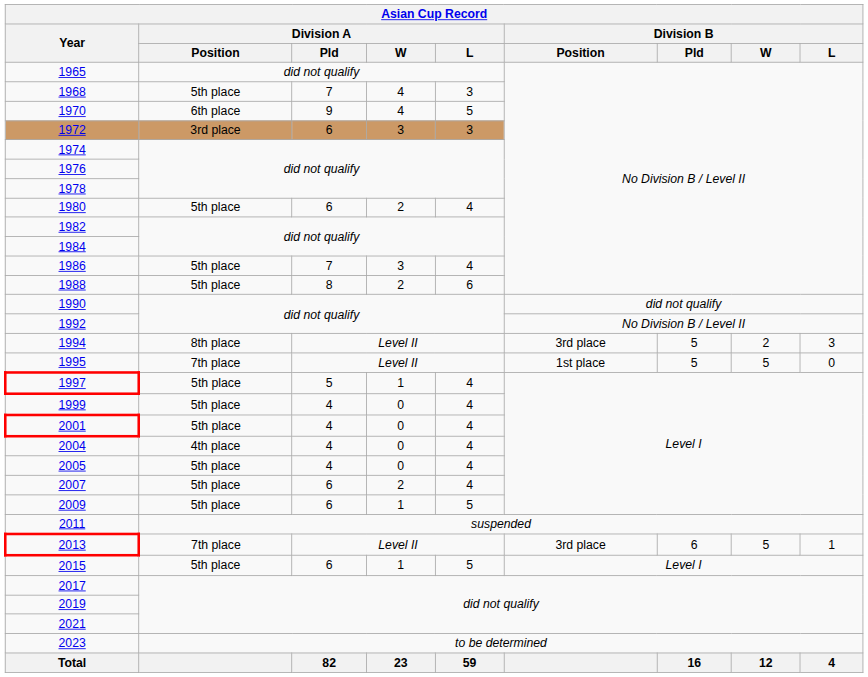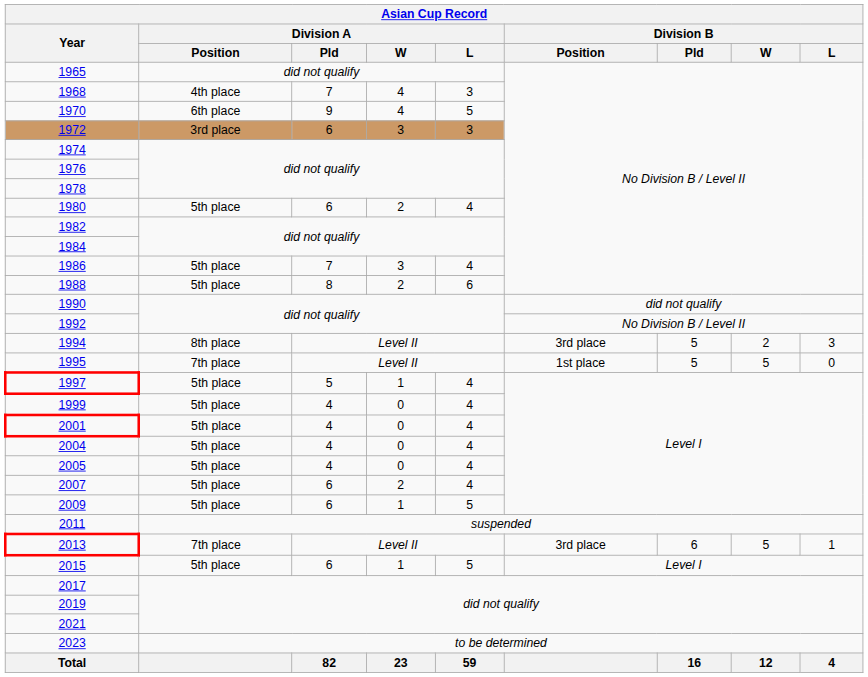(215, 92) 5th place -> (215, 92) 4th place
(215, 446) 4th place -> (215, 446) 5th place
